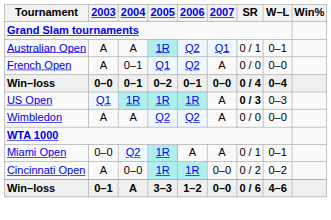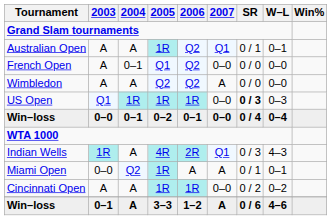(222, 65) A -> (222, 65) 0–0
rows swapped: (35, 118) <-> (31, 83)
(222, 100) A -> (222, 100) 0–0
+ row: (37, 153)
(133, 170) 0–0 -> (133, 188) A
(222, 188) 0–0 -> (222, 205) A
